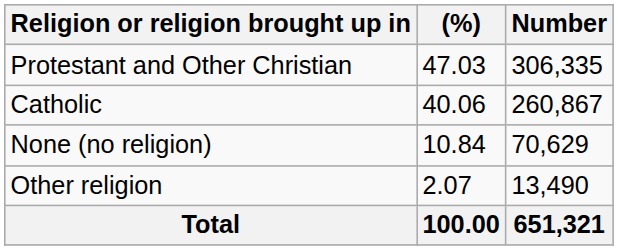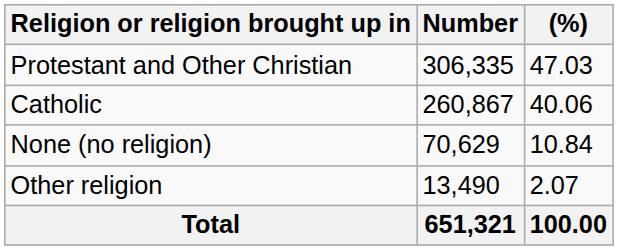columns swapped: (559, 24) <-> (461, 24)
